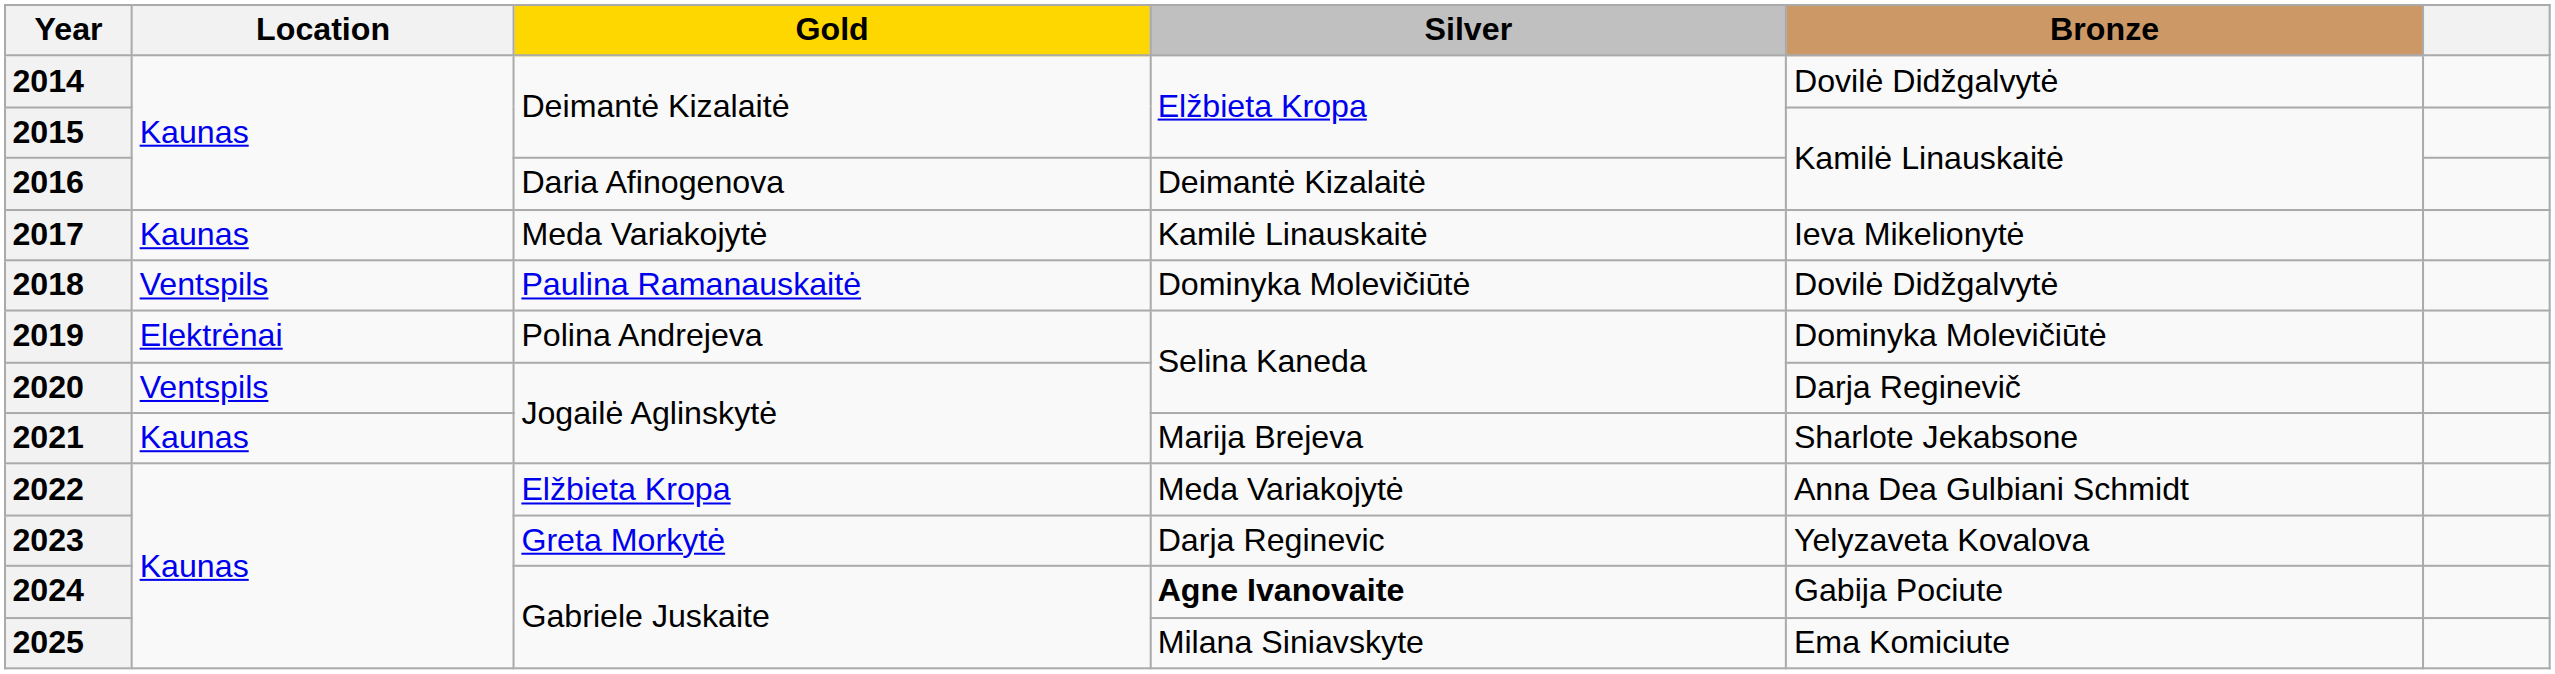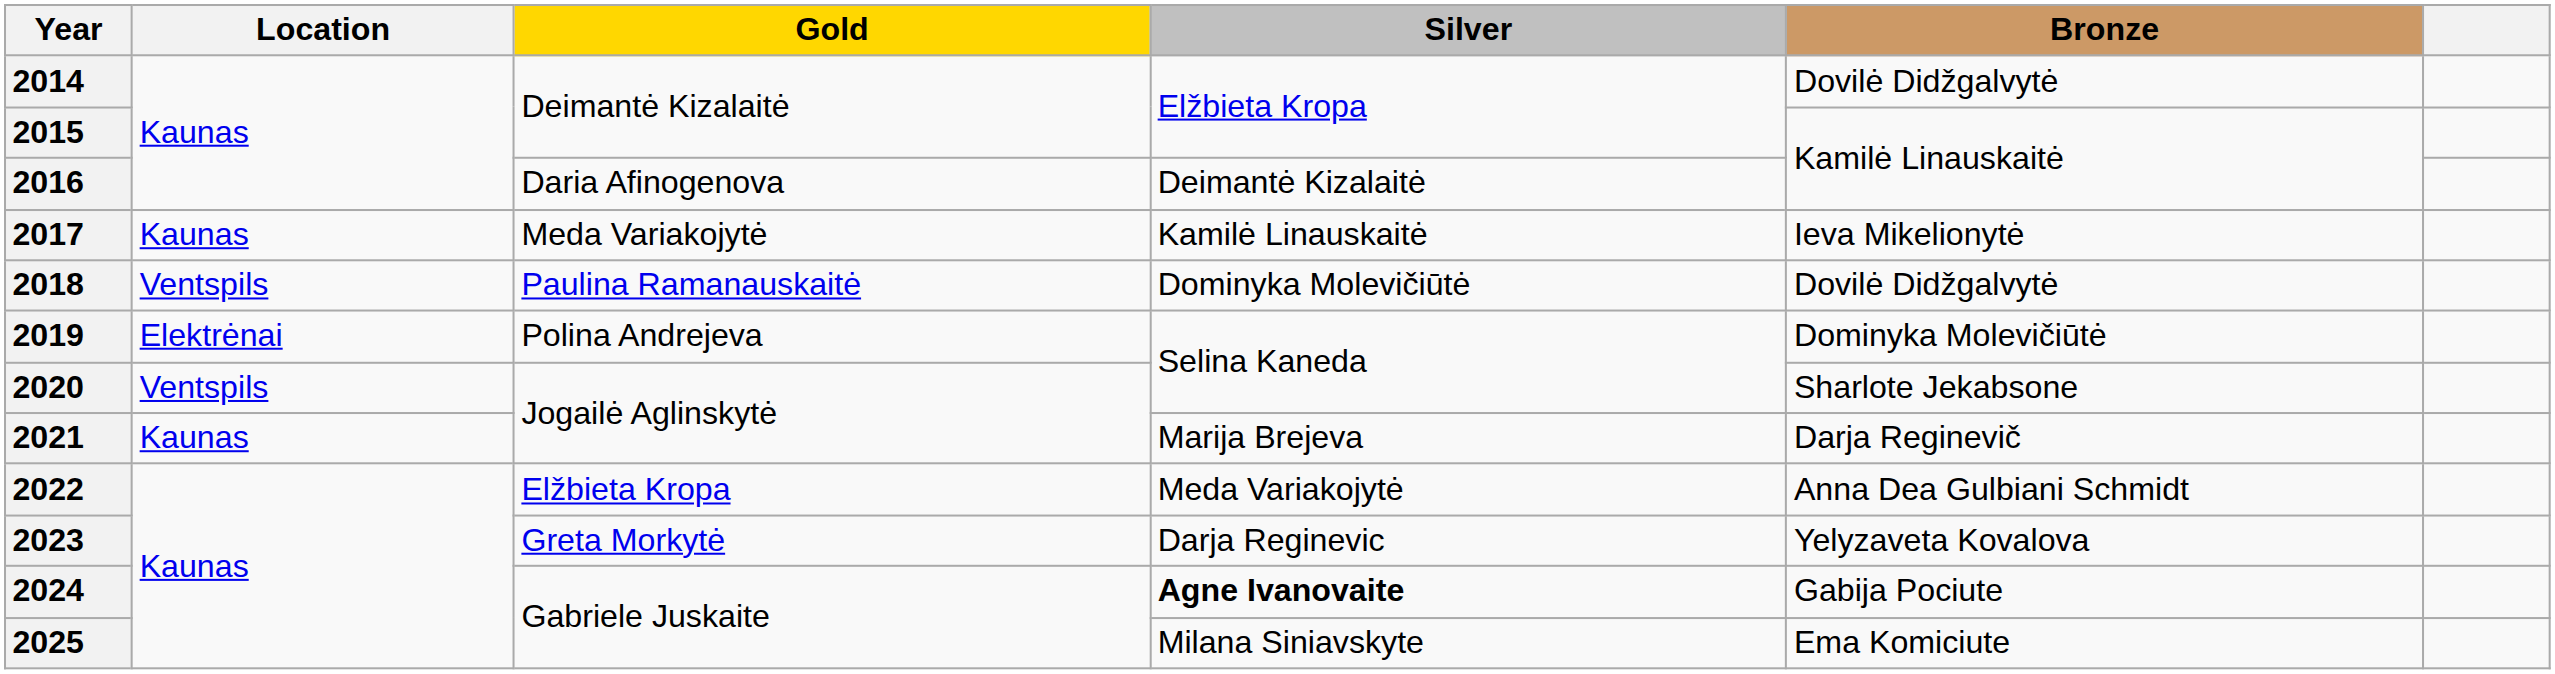(1907, 387) Darja Reginevič -> (1936, 387) Sharlote Jekabsone
(1936, 438) Sharlote Jekabsone -> (1907, 438) Darja Reginevič
